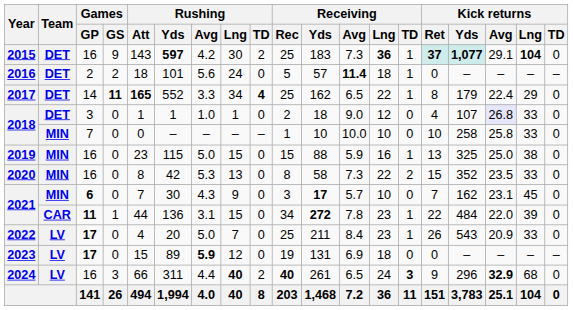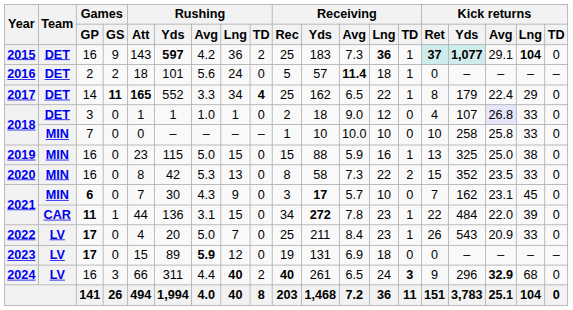(235, 54) 30 -> (235, 54) 36
